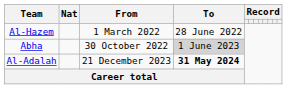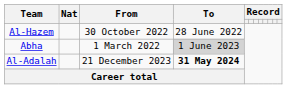(126, 31) 1 March 2022 -> (126, 31) 30 October 2022
(126, 46) 30 October 2022 -> (126, 46) 1 March 2022
